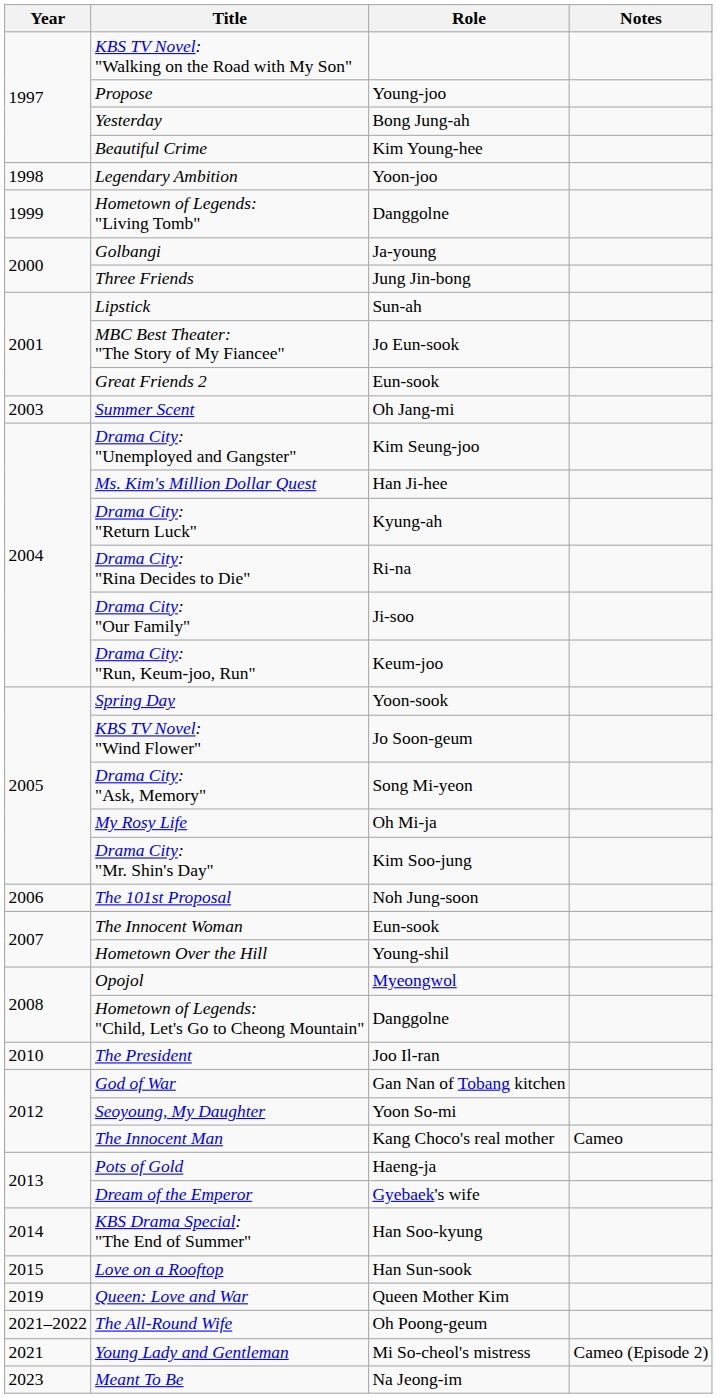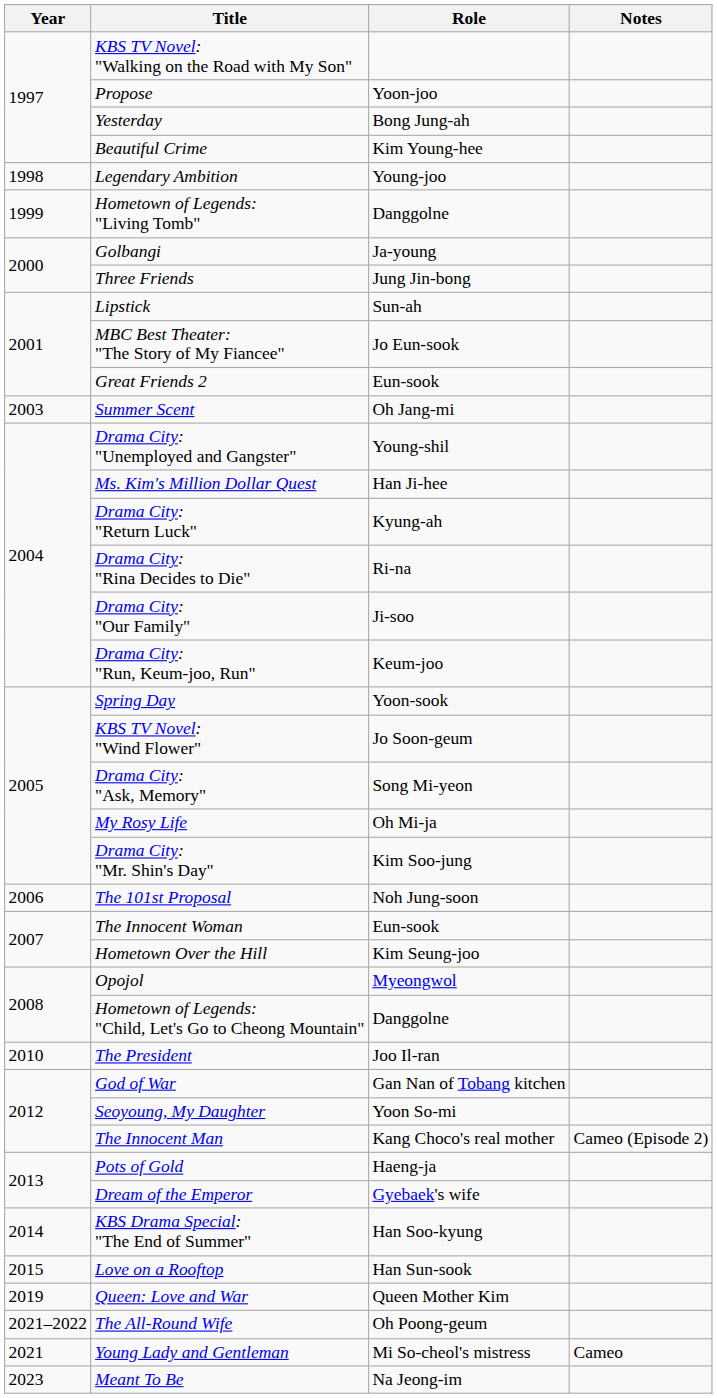(409, 93) Young-joo -> (405, 93) Yoon-joo
(405, 176) Yoon-joo -> (409, 176) Young-joo
(426, 446) Kim Seung-joo -> (411, 446) Young-shil
(411, 953) Young-shil -> (426, 953) Kim Seung-joo
(598, 1138) Cameo -> (641, 1138) Cameo (Episode 2)
(641, 1352) Cameo (Episode 2) -> (598, 1352) Cameo
